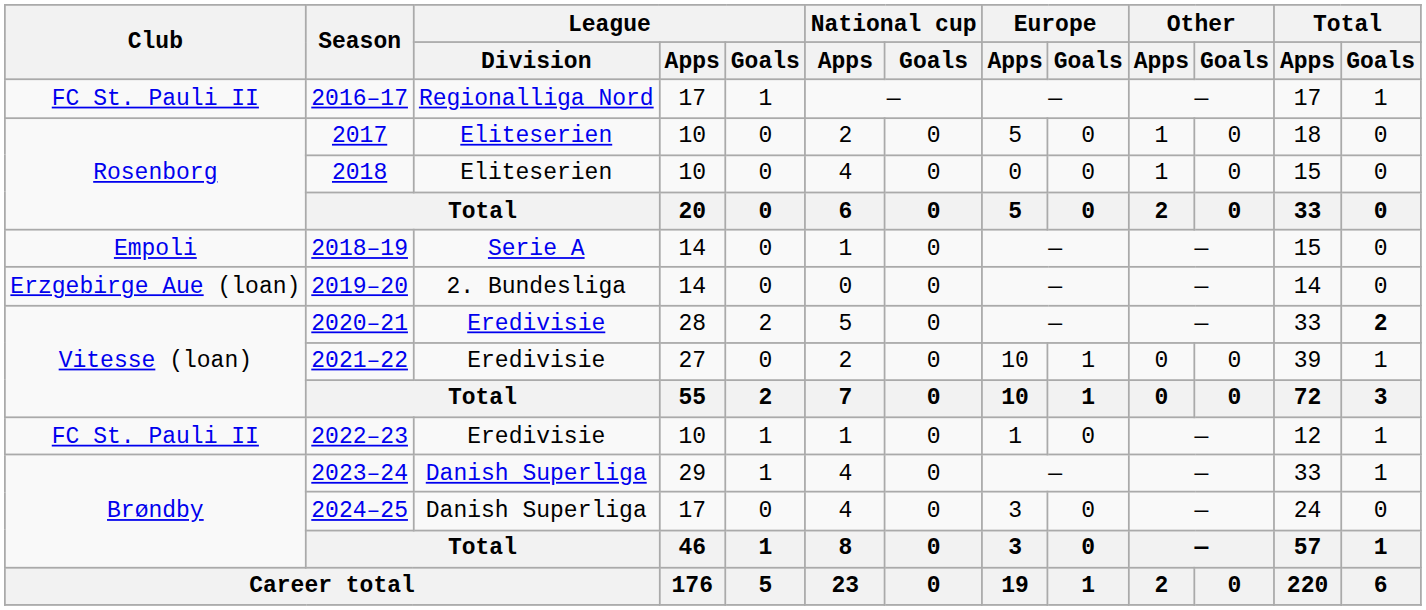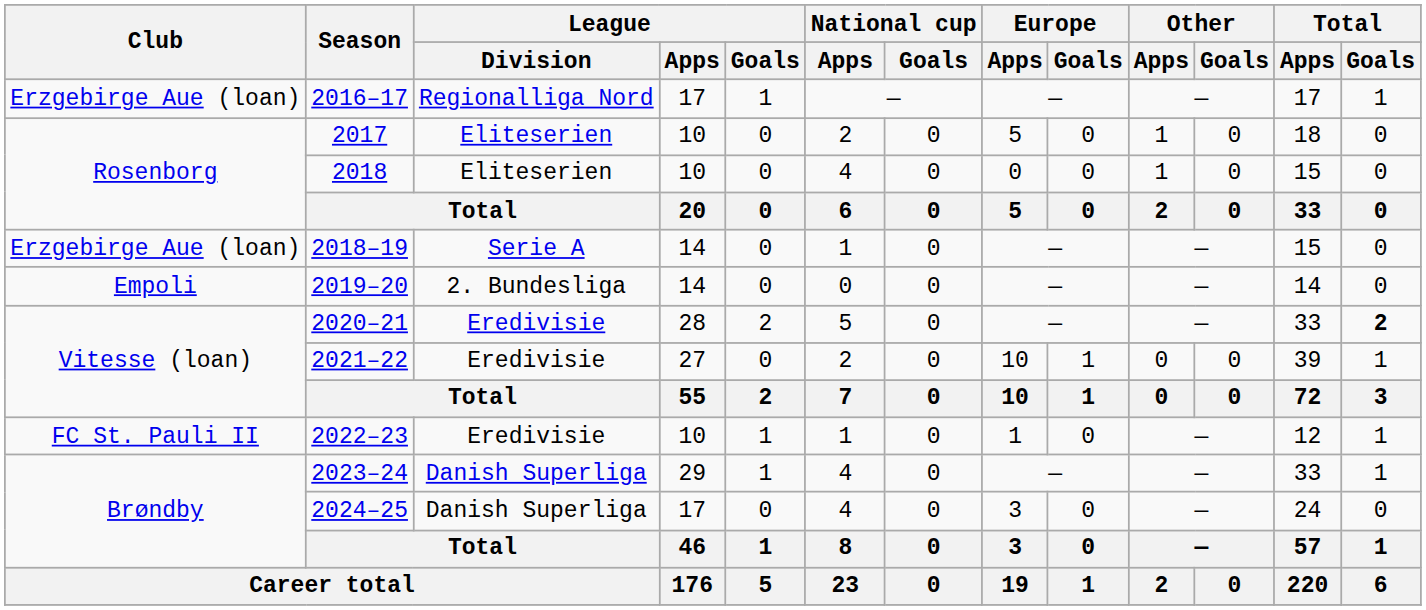(155, 99) FC St. Pauli II -> (155, 99) Erzgebirge Aue (loan)
(155, 249) Empoli -> (155, 249) Erzgebirge Aue (loan)
(155, 286) Erzgebirge Aue (loan) -> (155, 286) Empoli
